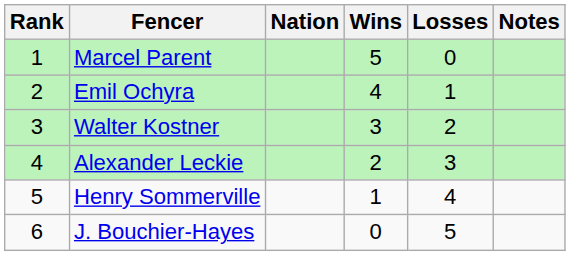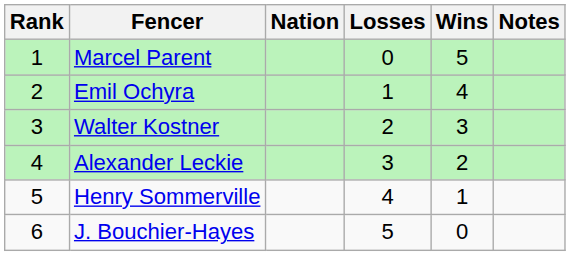columns swapped: (376, 22) <-> (450, 22)
